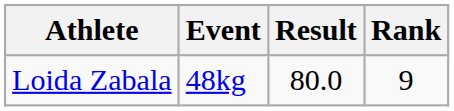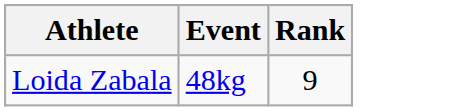- column: (316, 29)
